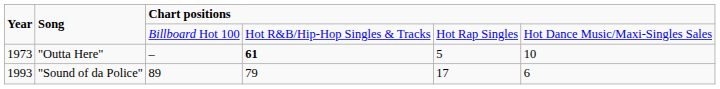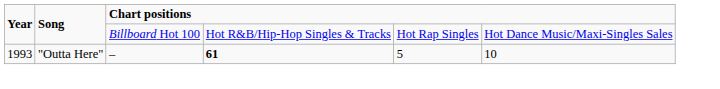(20, 53) 1973 -> (20, 53) 1993
- row: (90, 73)
